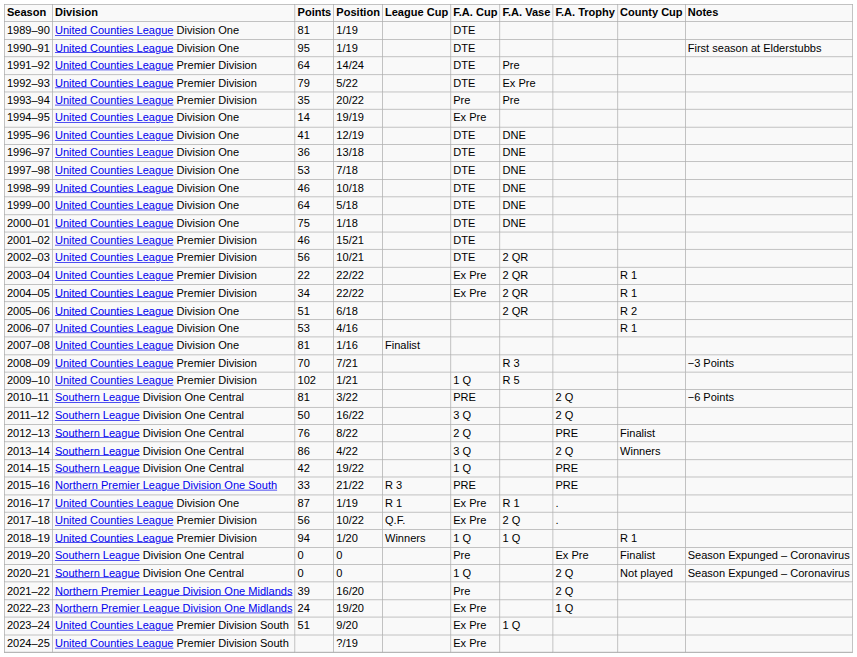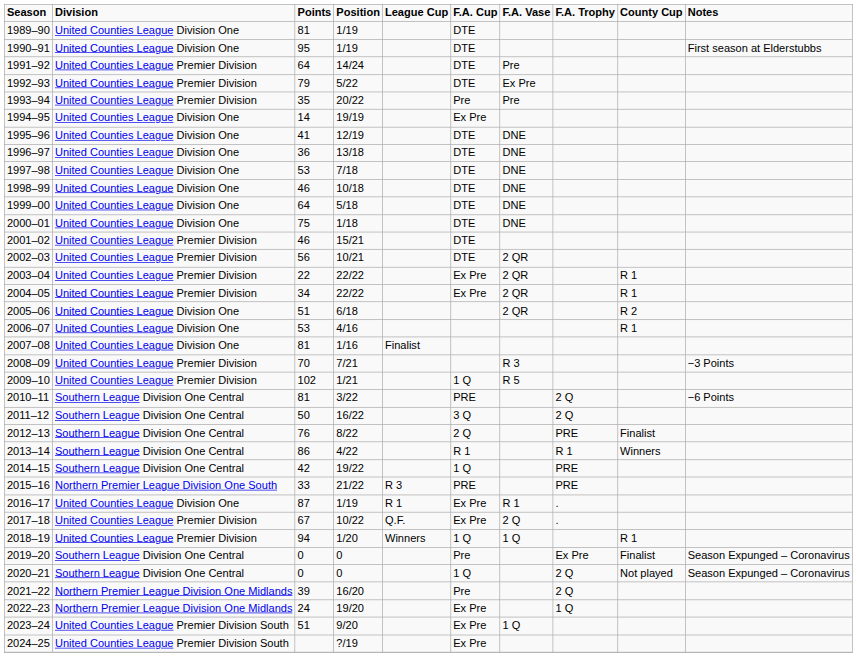(462, 450) 3 Q -> (462, 450) R 1
(564, 450) 2 Q -> (564, 450) R 1
(304, 521) 56 -> (304, 521) 67
